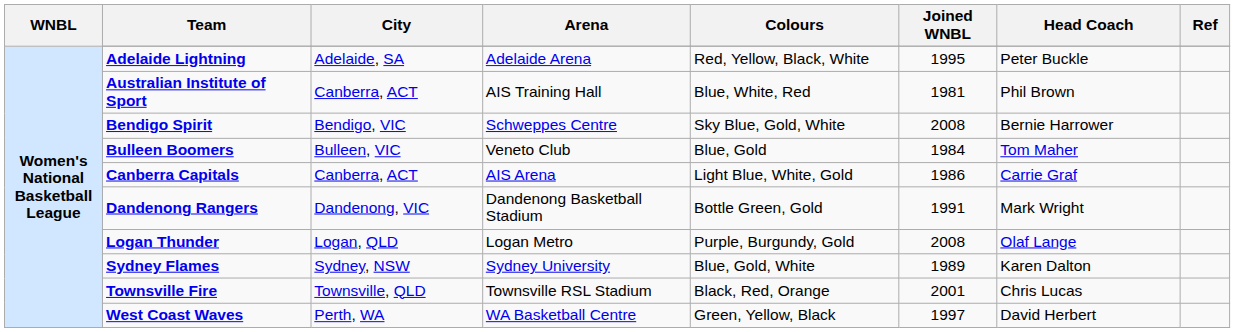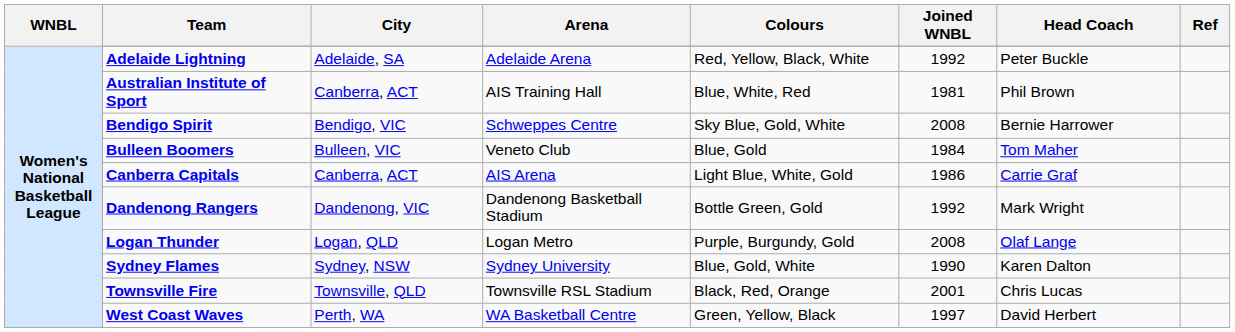(948, 58) 1995 -> (948, 58) 1992
(948, 208) 1991 -> (948, 208) 1992
(948, 266) 1989 -> (948, 266) 1990
